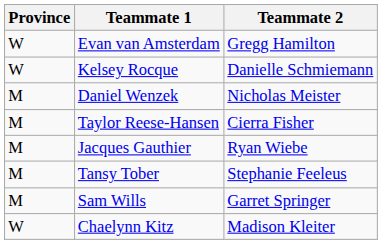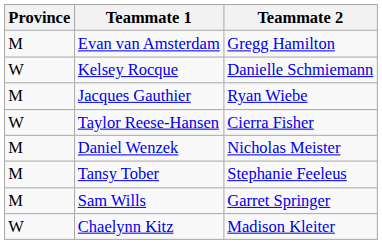(16, 43) W -> (16, 43) M
rows swapped: (128, 95) <-> (134, 148)
(16, 122) M -> (16, 122) W
